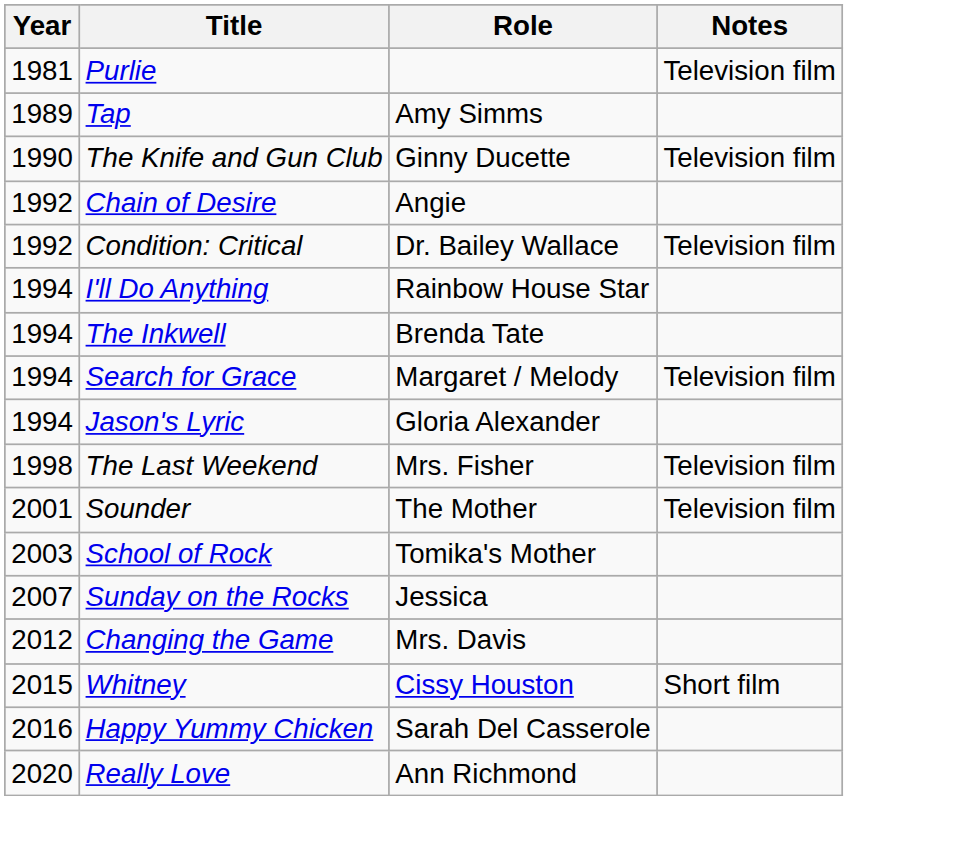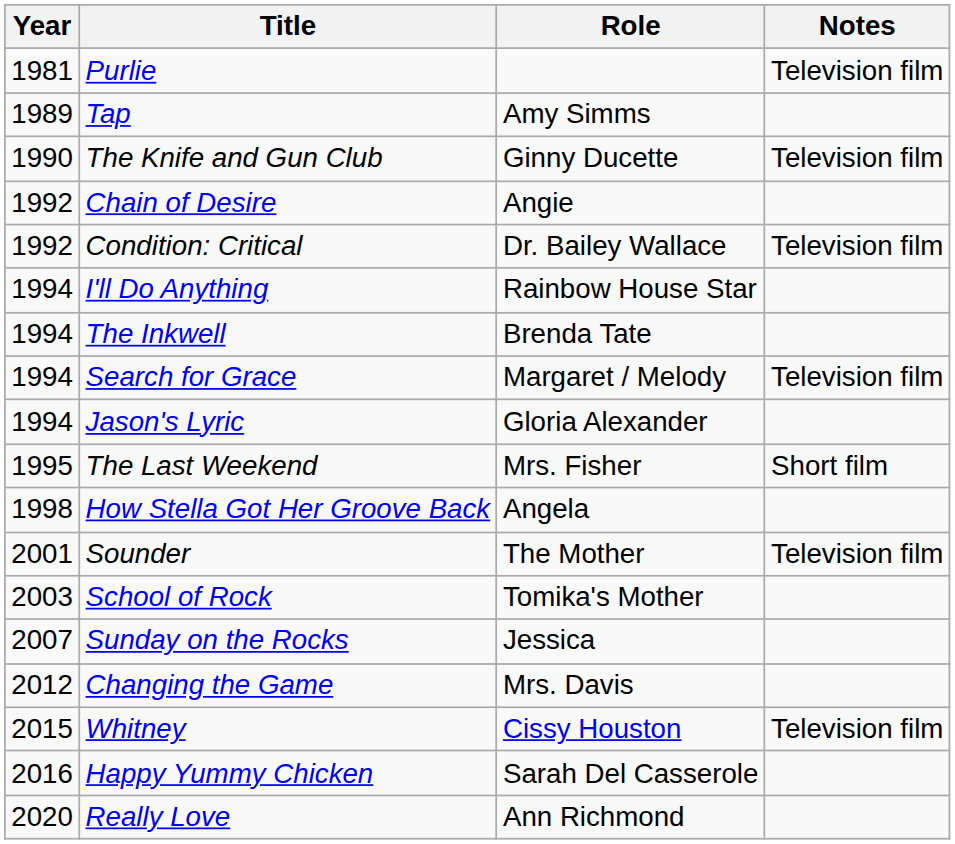(42, 465) 1998 -> (42, 465) 1995
(750, 465) Television film -> (830, 465) Short film
+ row: (288, 509)
(722, 684) Short film -> (857, 728) Television film
